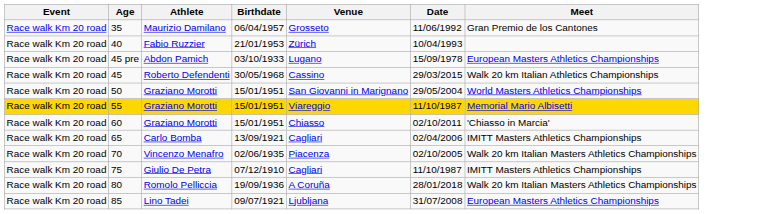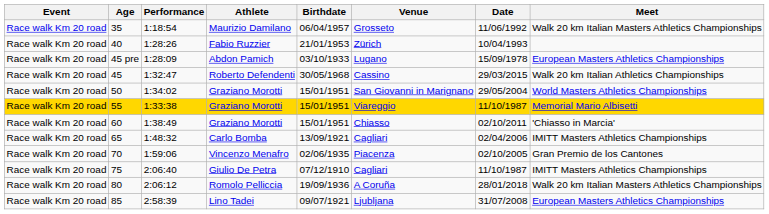+ column: (174, 12)
(532, 28) Gran Premio de los Cantones -> (647, 28) Walk 20 km Italian Masters Athletics Championships
(582, 153) Walk 20 km Italian Masters Athletics Championships -> (598, 153) Gran Premio de los Cantones
